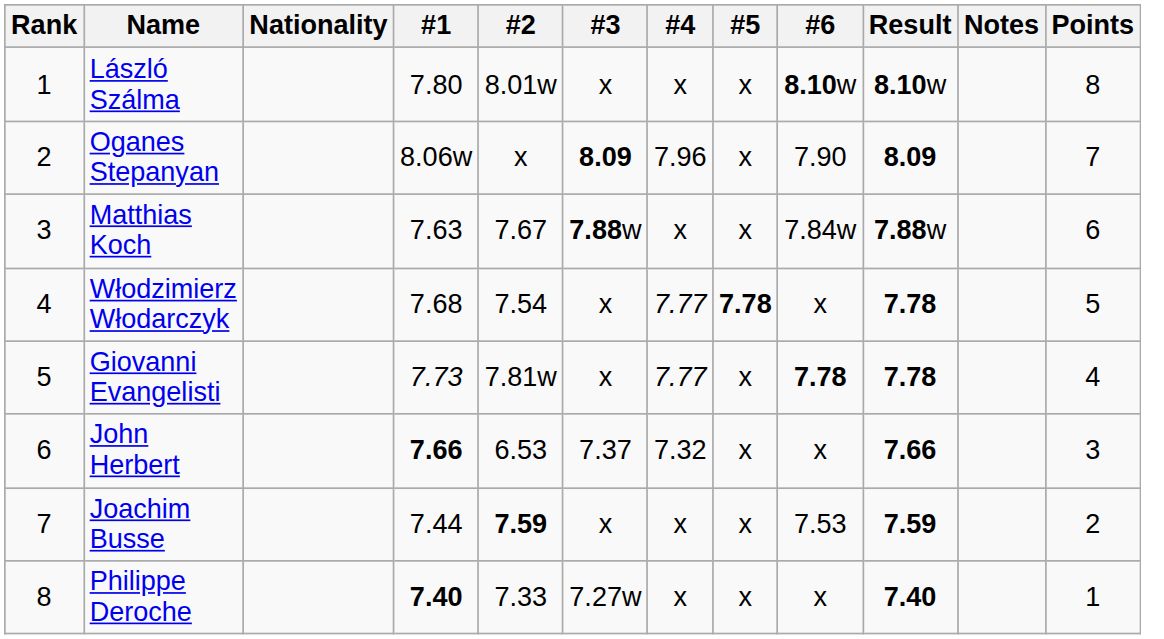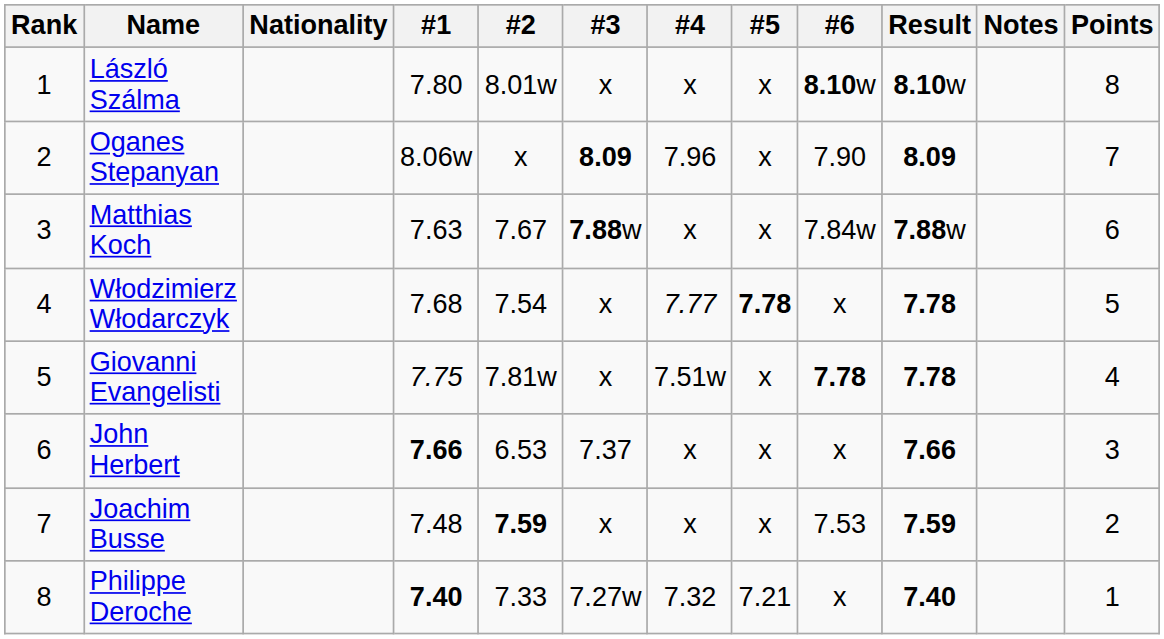(436, 377) 7.73 -> (436, 377) 7.75
(680, 377) 7.77 -> (690, 377) 7.51w
(680, 450) 7.32 -> (690, 450) x
(436, 523) 7.44 -> (436, 523) 7.48
(680, 597) x -> (690, 597) 7.32
(745, 597) x -> (765, 597) 7.21
